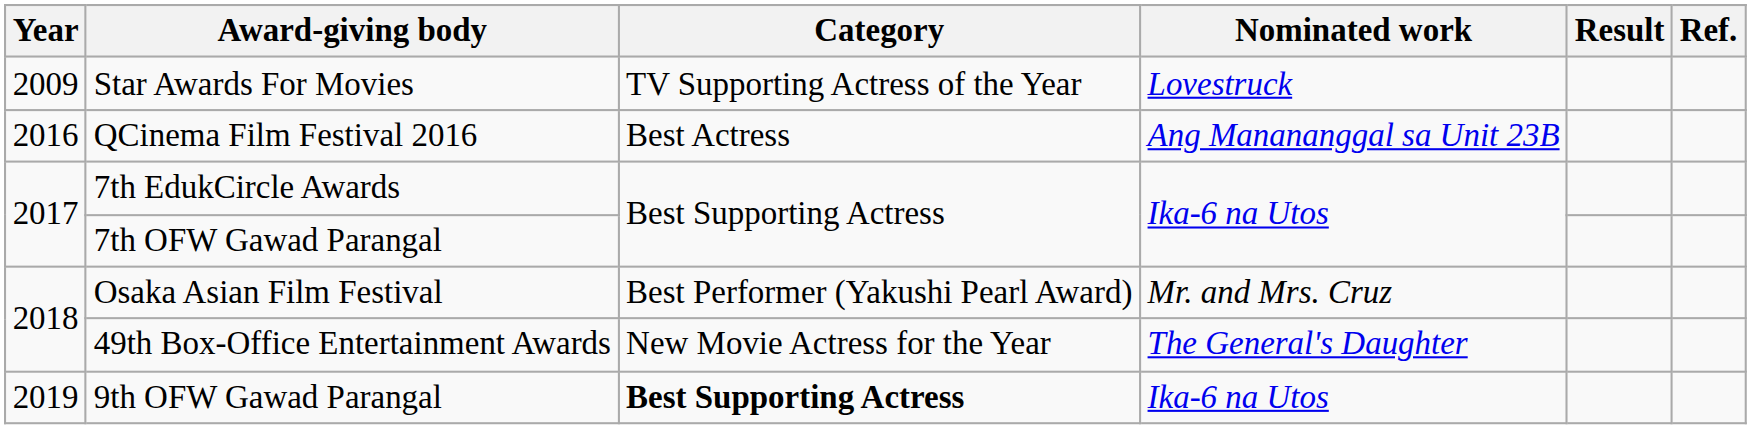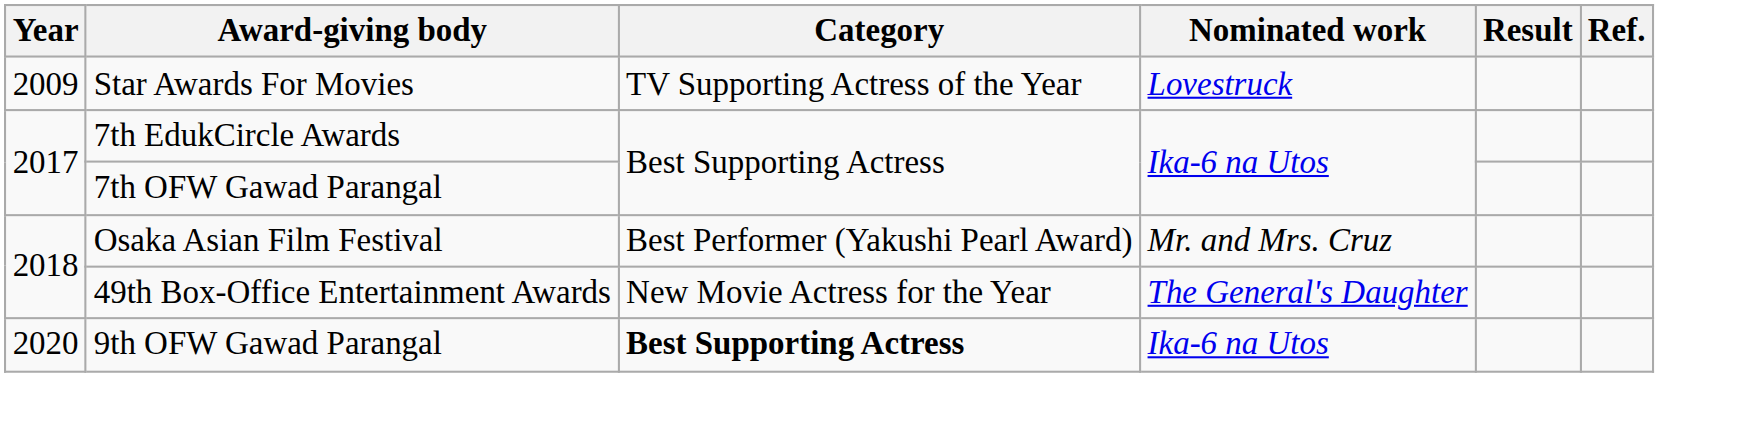- row: (286, 135)
(46, 396) 2019 -> (46, 344) 2020
